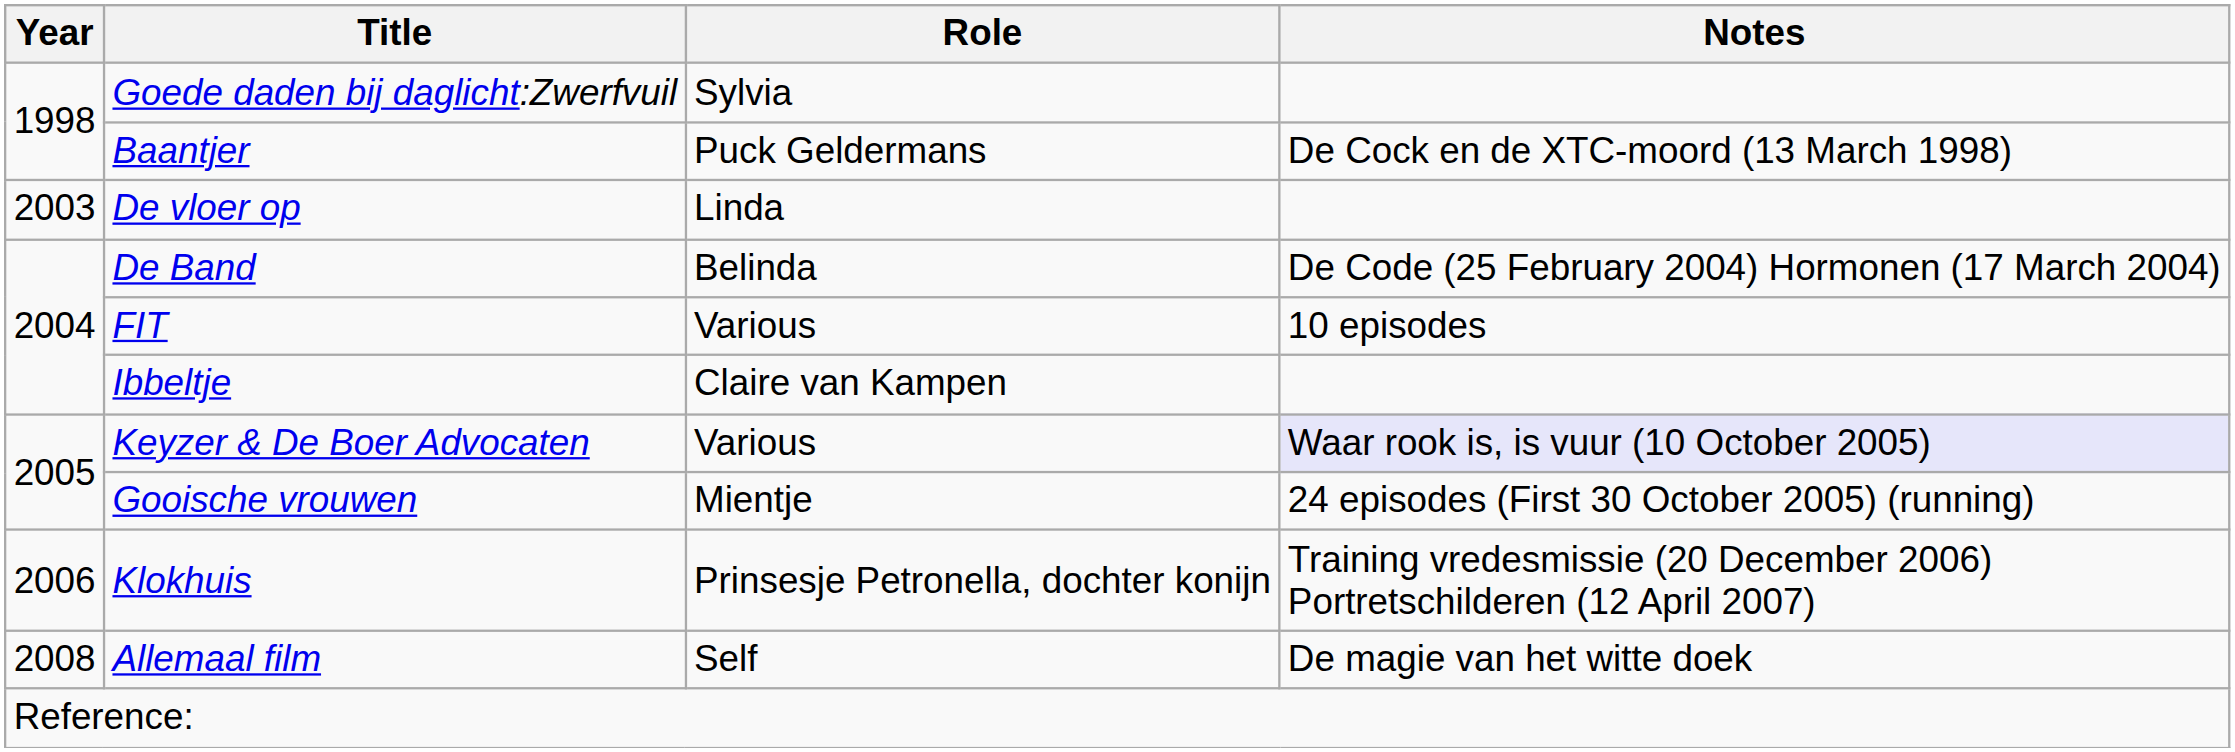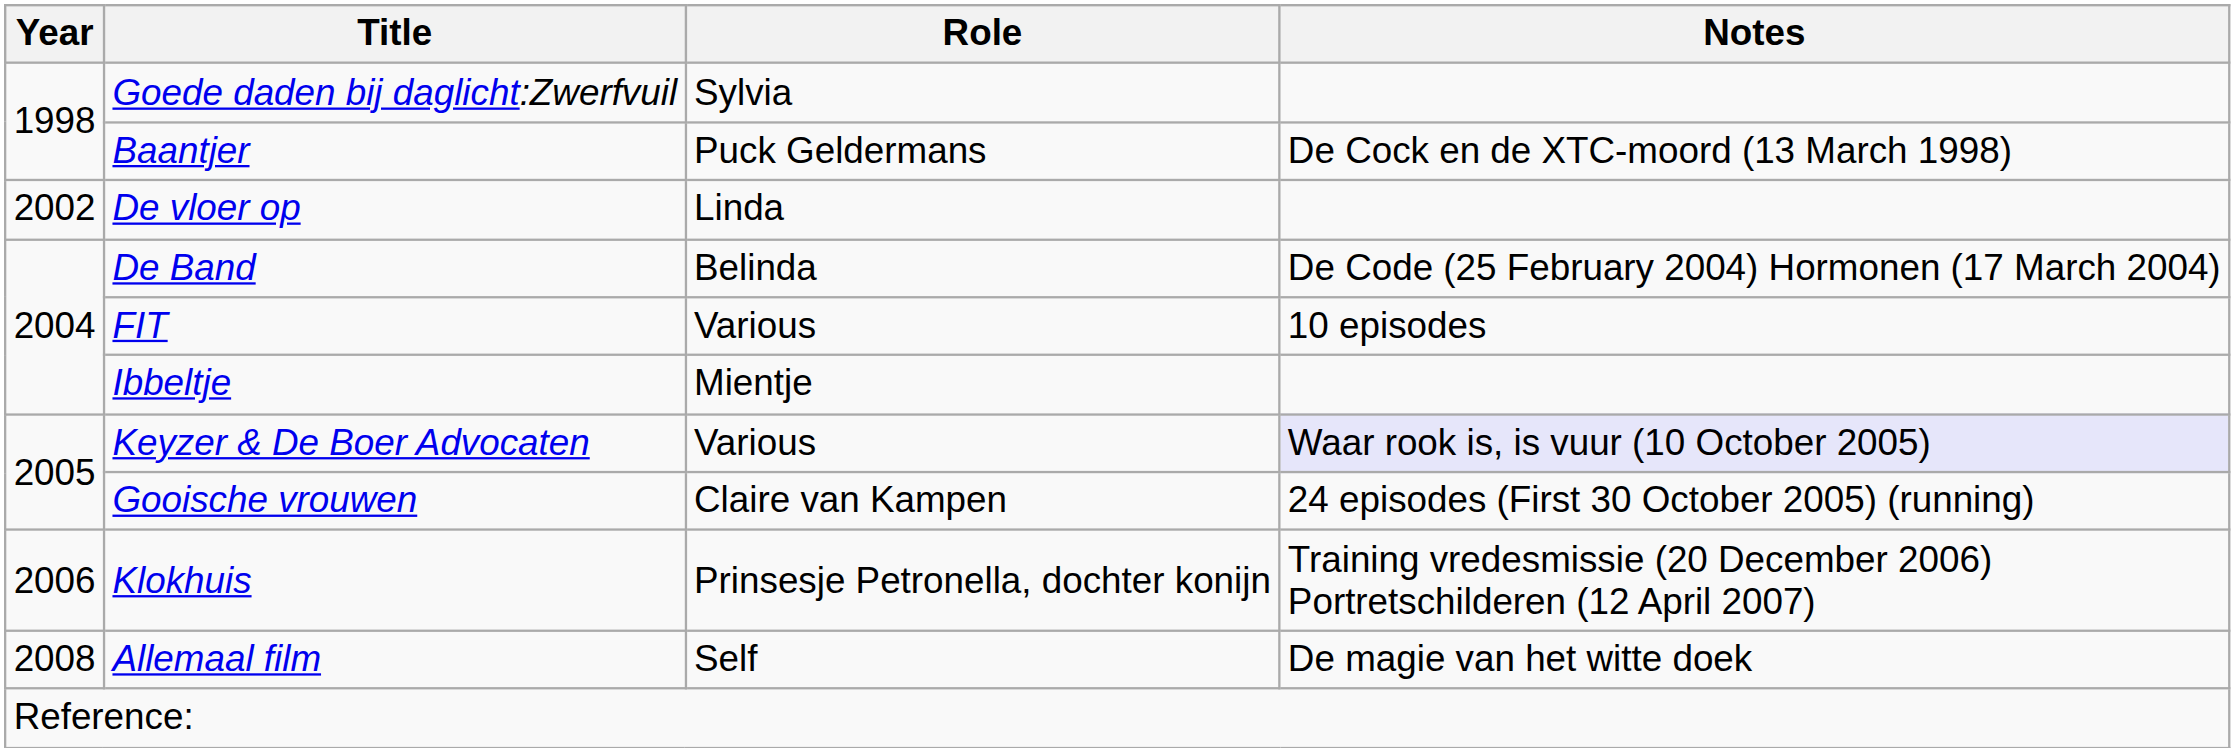(55, 208) 2003 -> (55, 208) 2002
(851, 383) Claire van Kampen -> (753, 383) Mientje
(753, 500) Mientje -> (851, 500) Claire van Kampen
